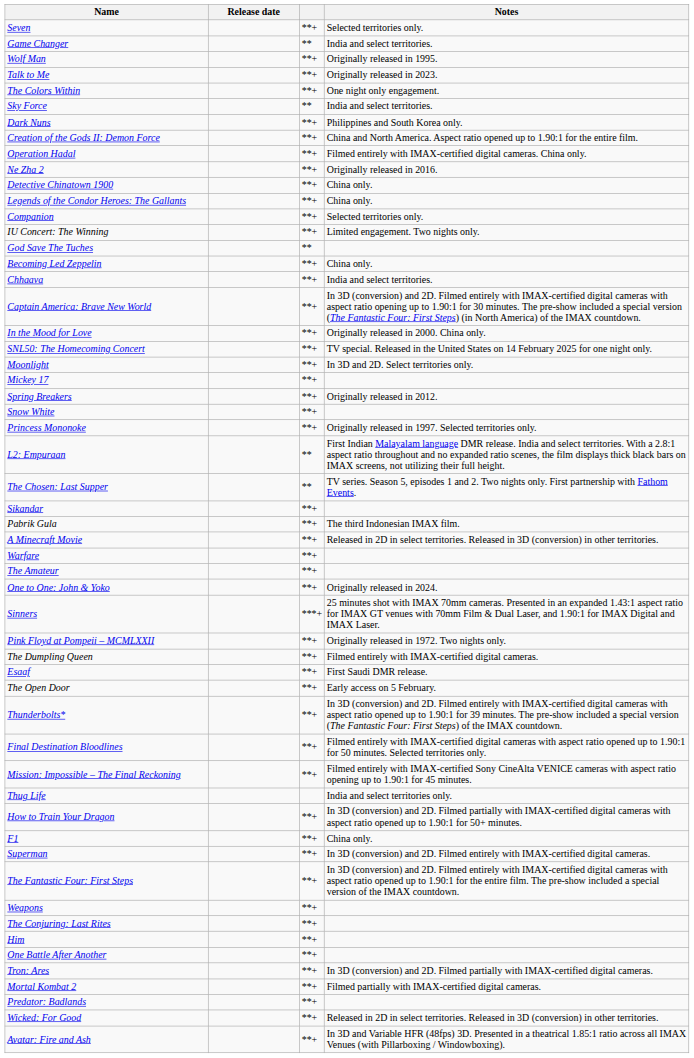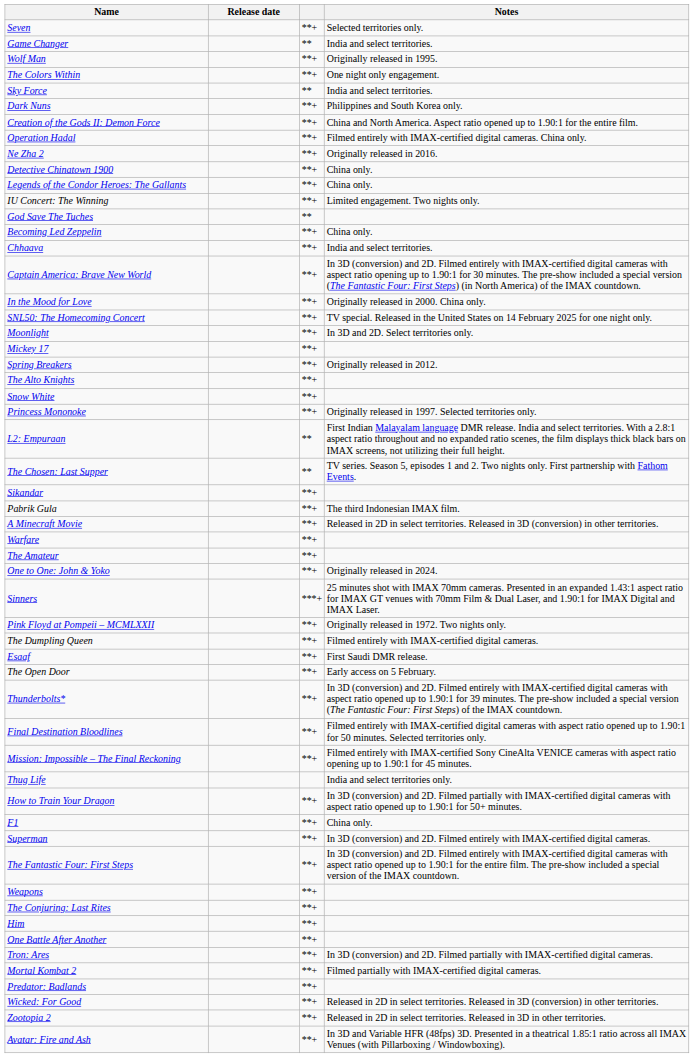- row: (28, 75)
- row: (30, 216)
+ row: (41, 380)
+ row: (29, 1018)
